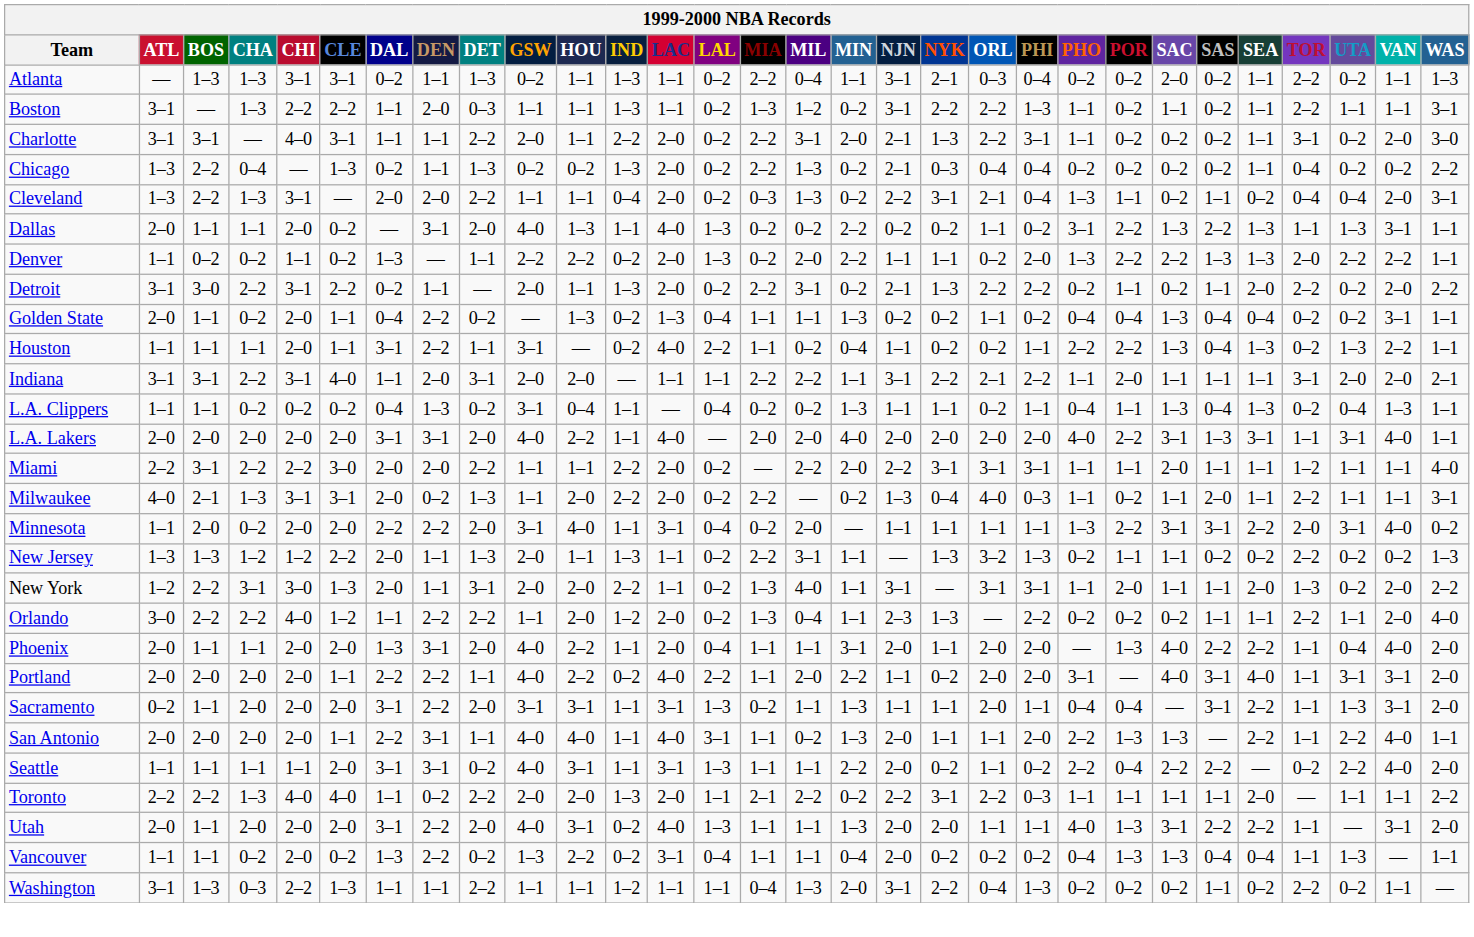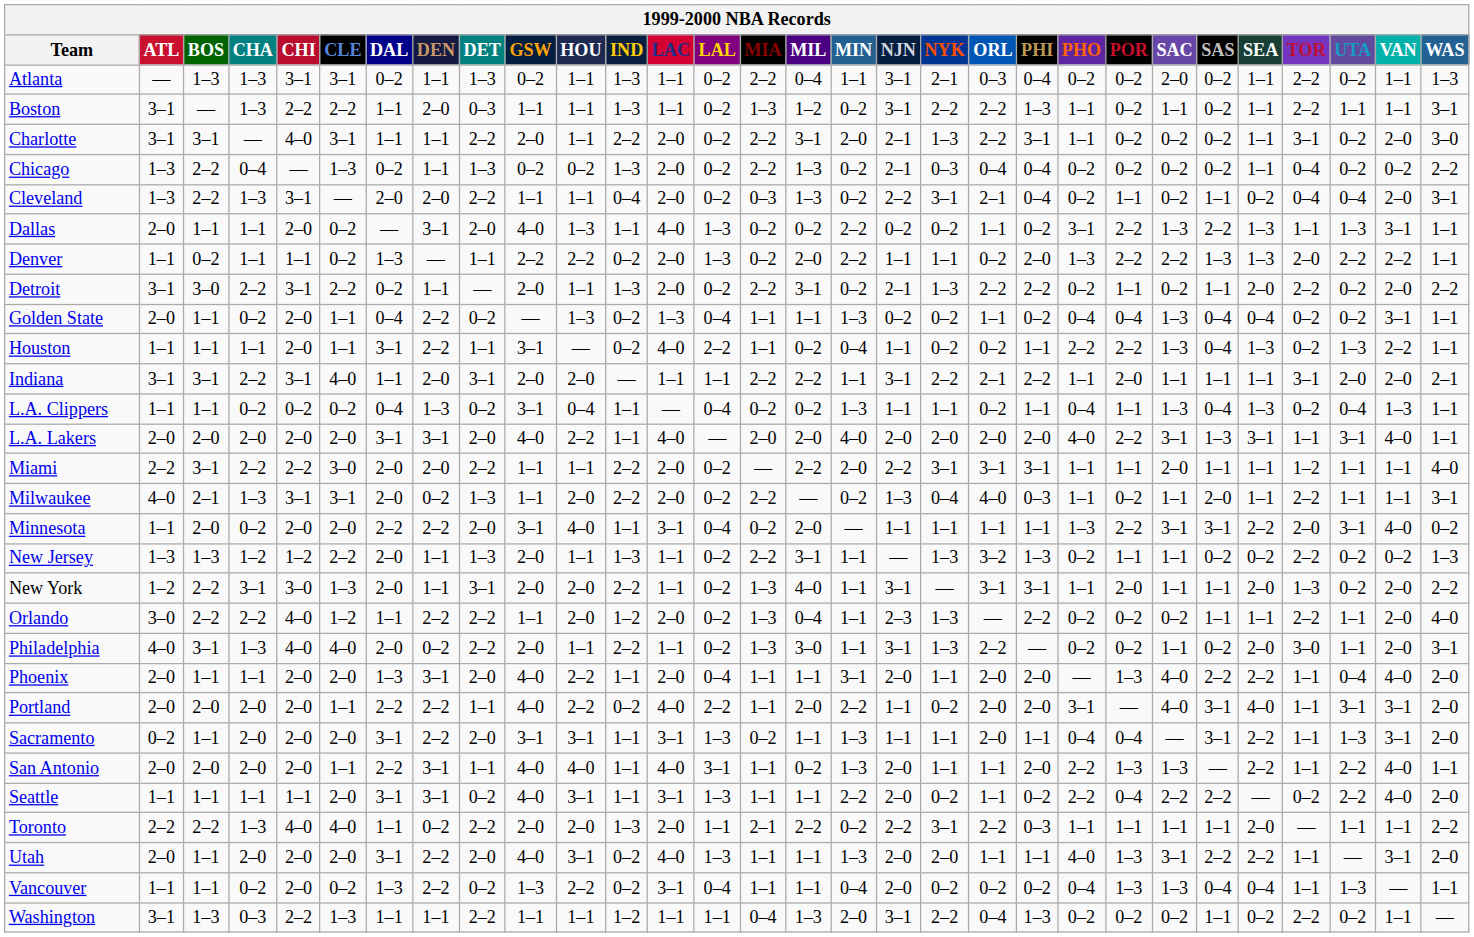(1081, 199) 1–3 -> (1081, 199) 0–2
(253, 259) 0–2 -> (253, 259) 1–1
+ row: (54, 648)
